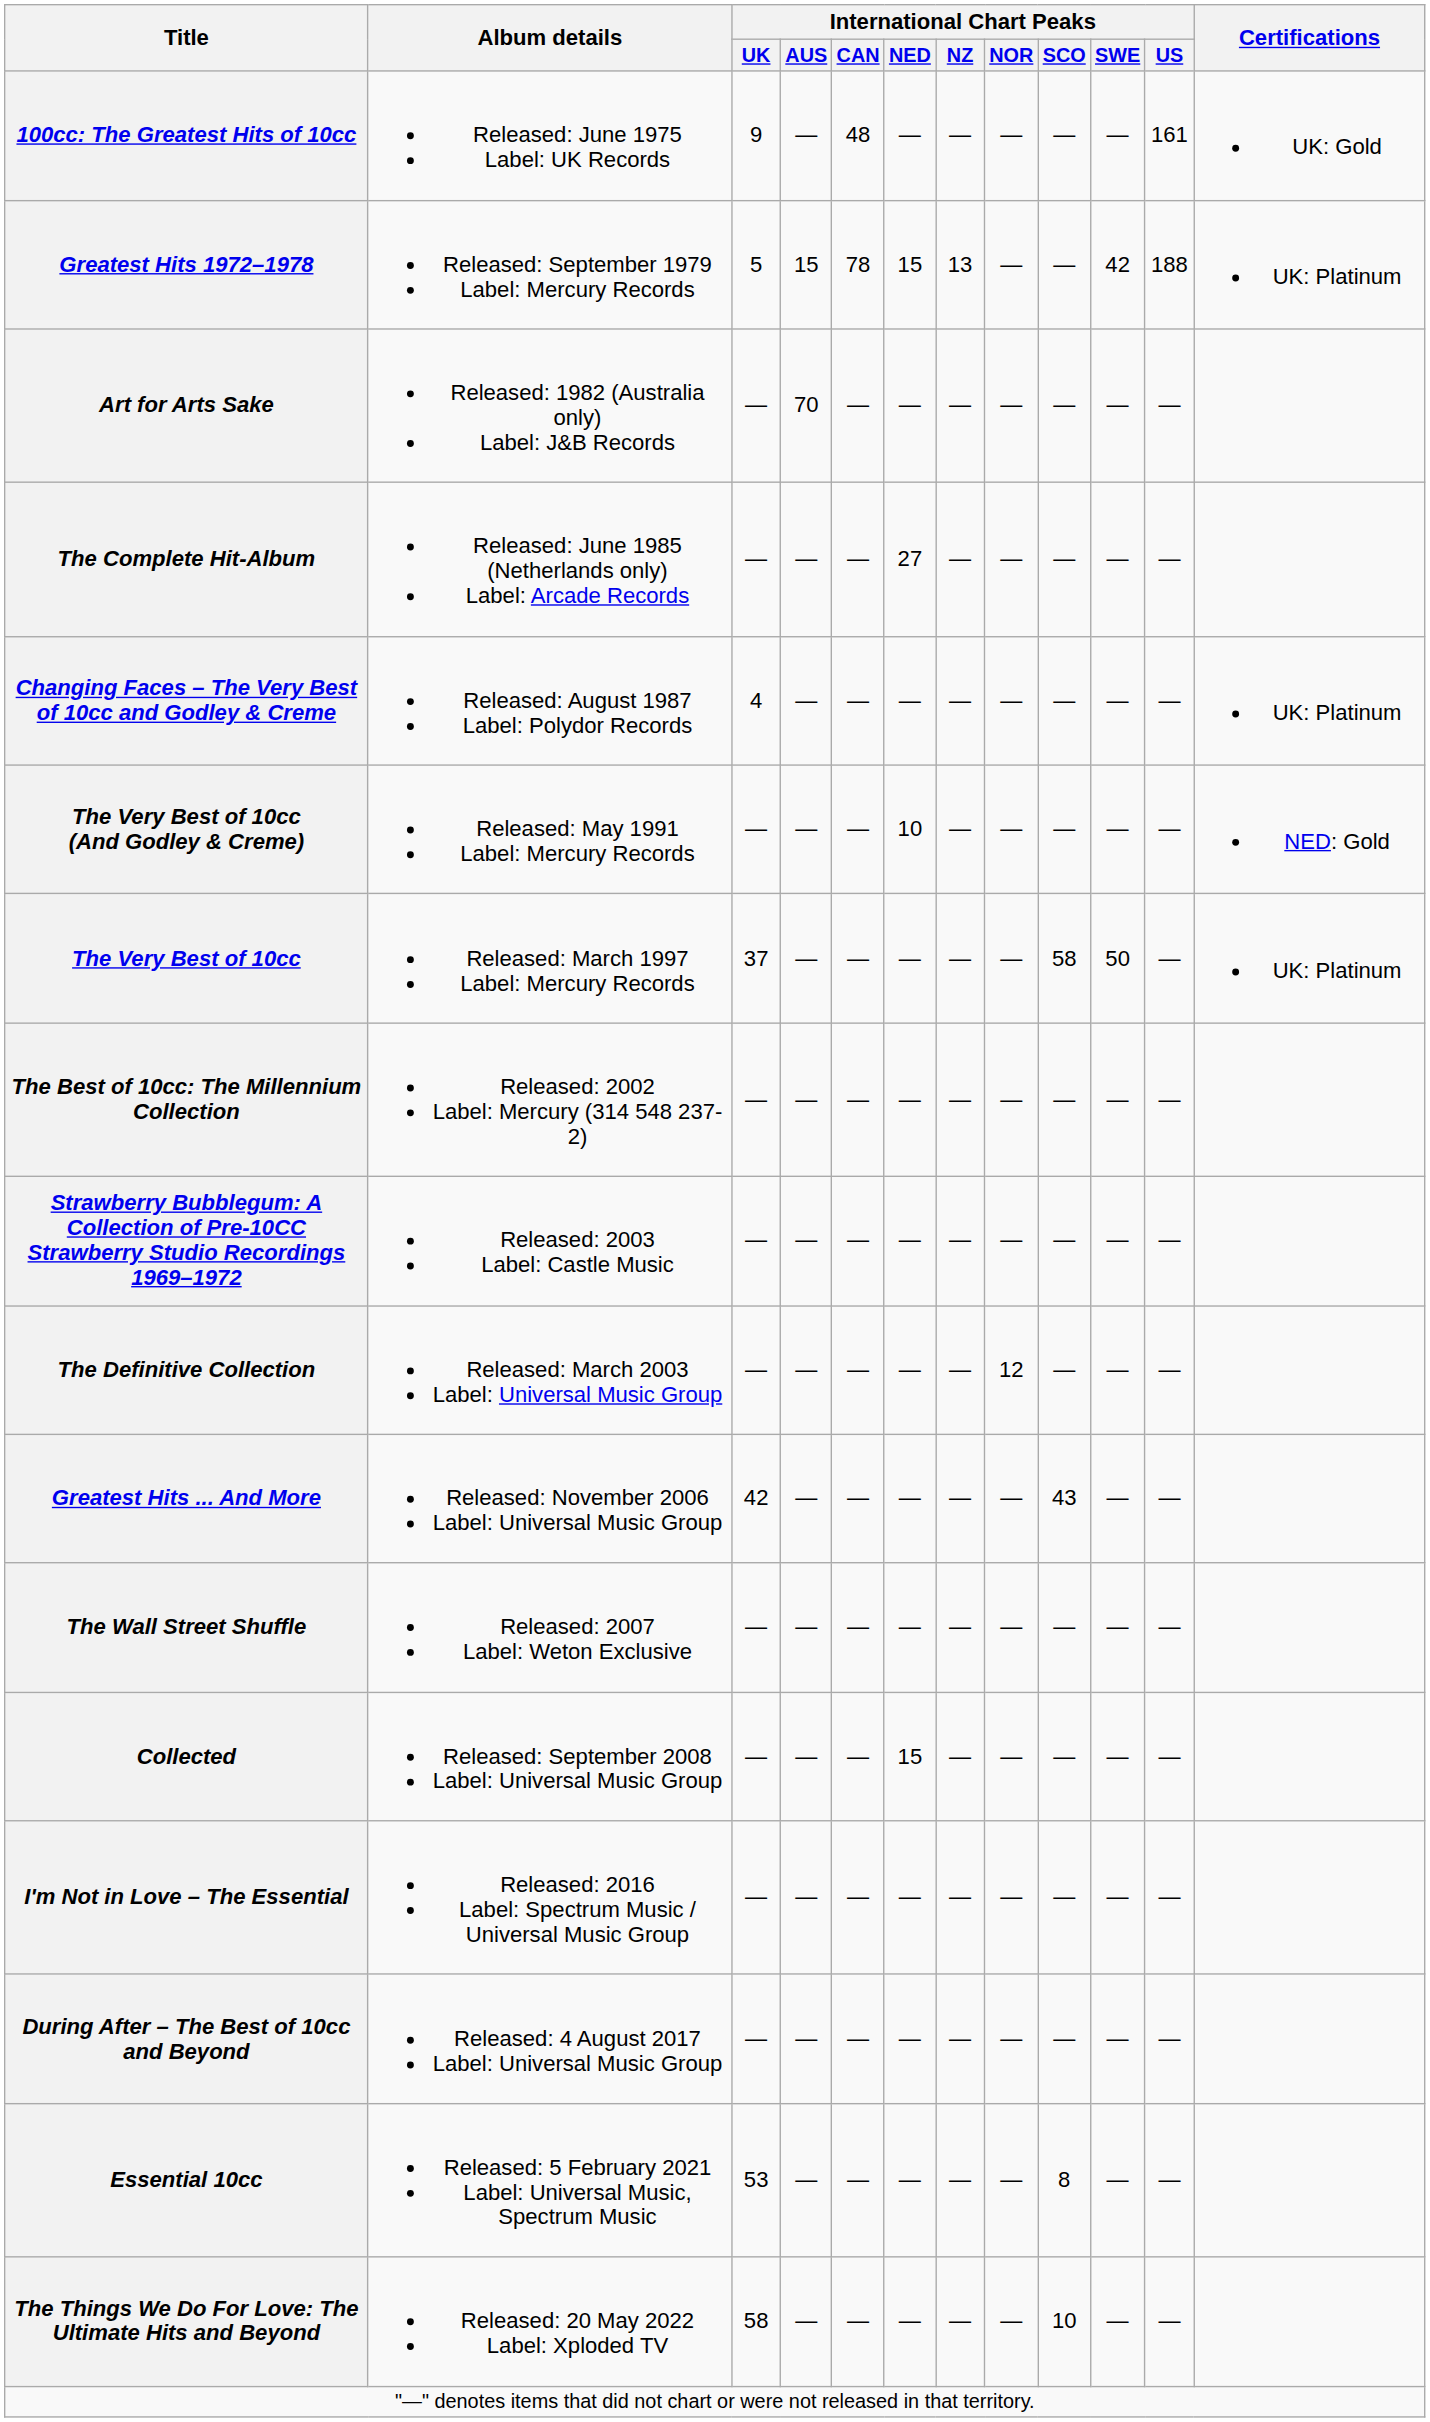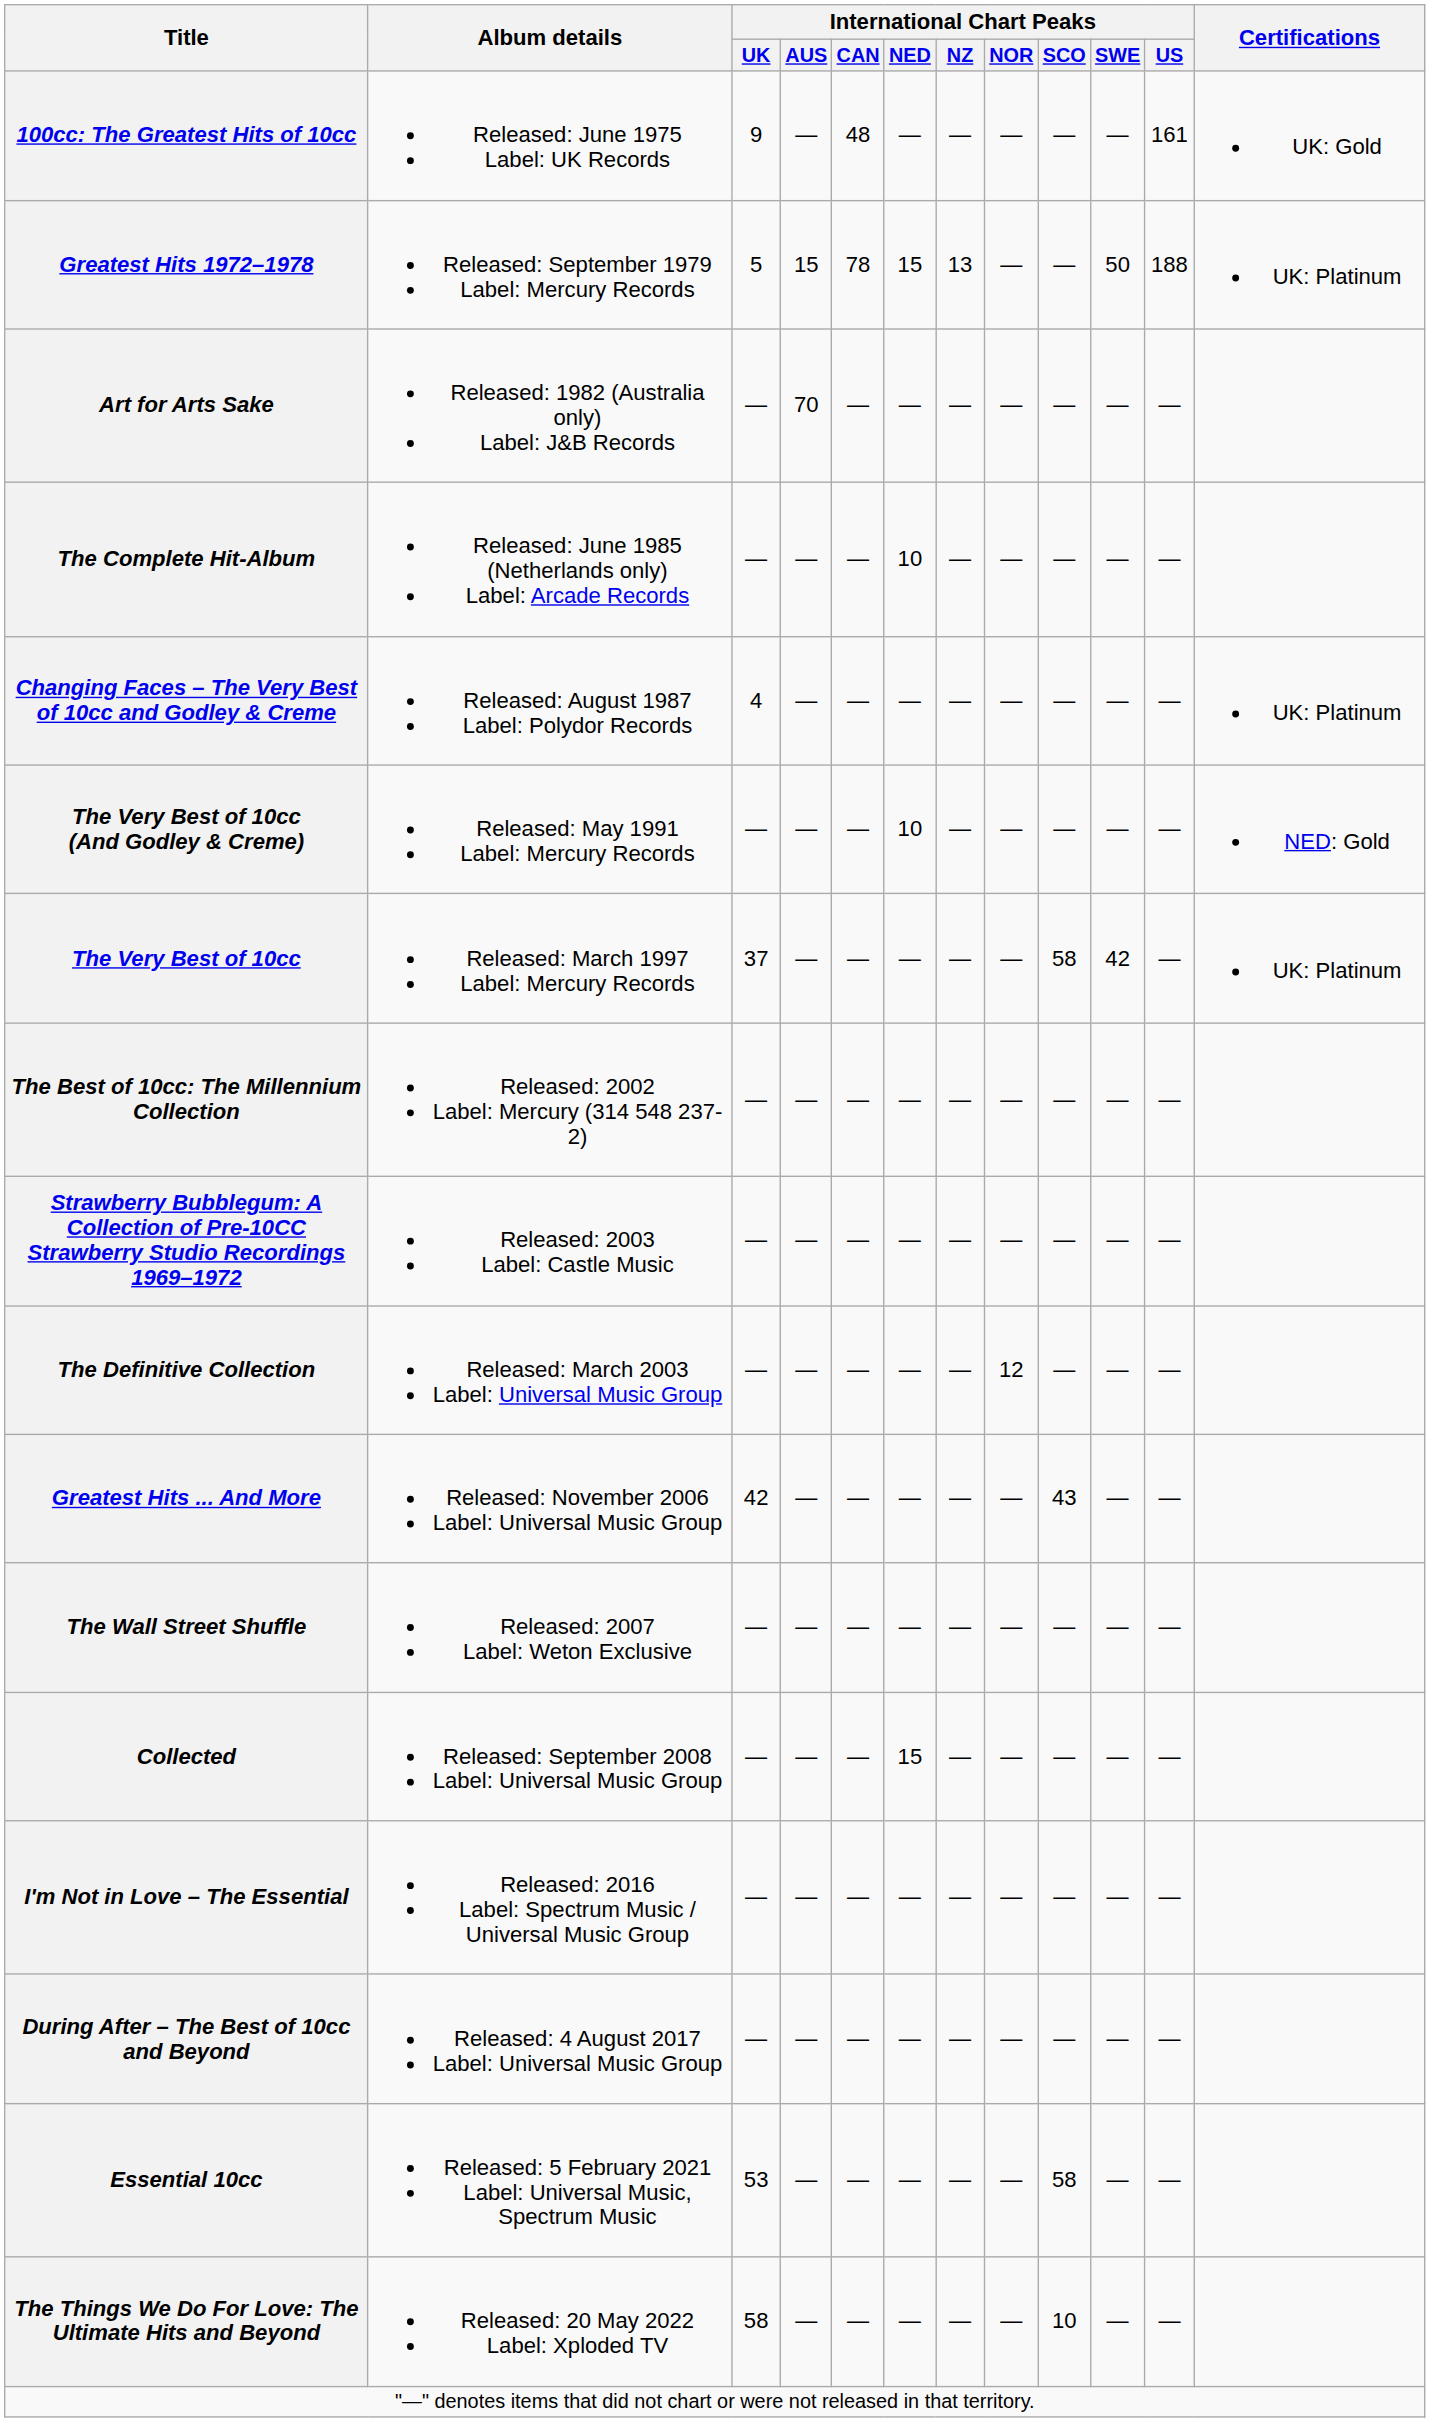(1118, 264) 42 -> (1118, 264) 50
(910, 559) 27 -> (910, 559) 10
(1118, 958) 50 -> (1118, 958) 42
(1064, 2179) 8 -> (1064, 2179) 58
